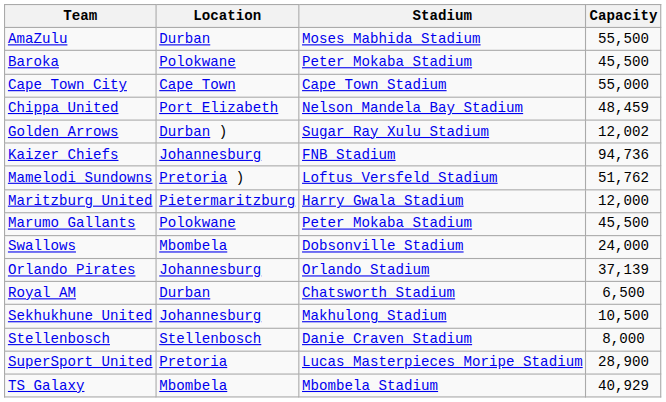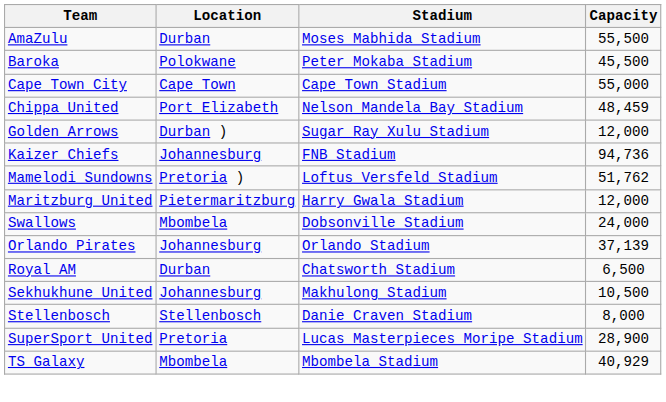(623, 132) 12,002 -> (623, 132) 12,000
- row: (72, 224)
